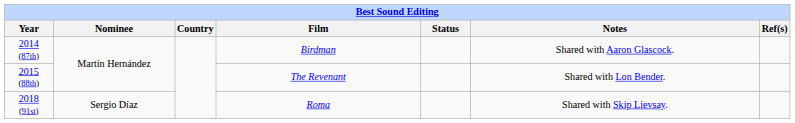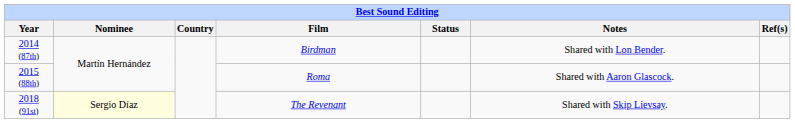(615, 50) Shared with Aaron Glascock. -> (615, 50) Shared with Lon Bender.
(318, 77) The Revenant -> (318, 77) Roma
(615, 77) Shared with Lon Bender. -> (615, 77) Shared with Aaron Glascock.
(114, 104) no background -> (114, 104) lightyellow background
(318, 104) Roma -> (318, 104) The Revenant
